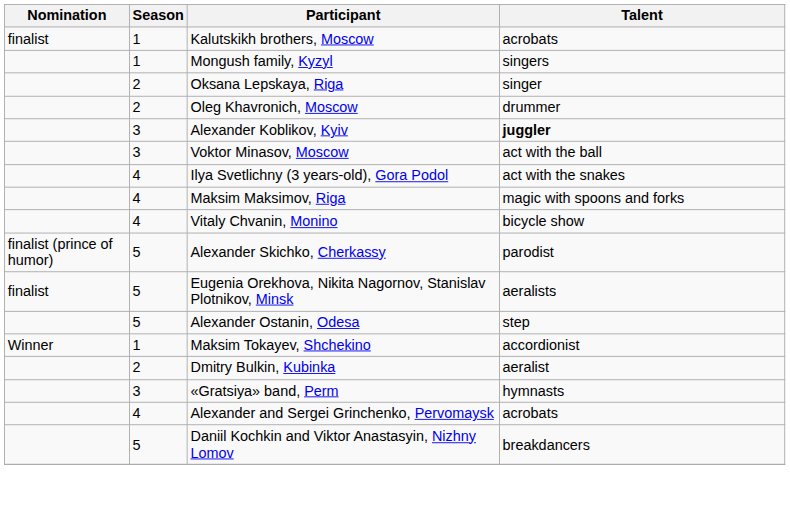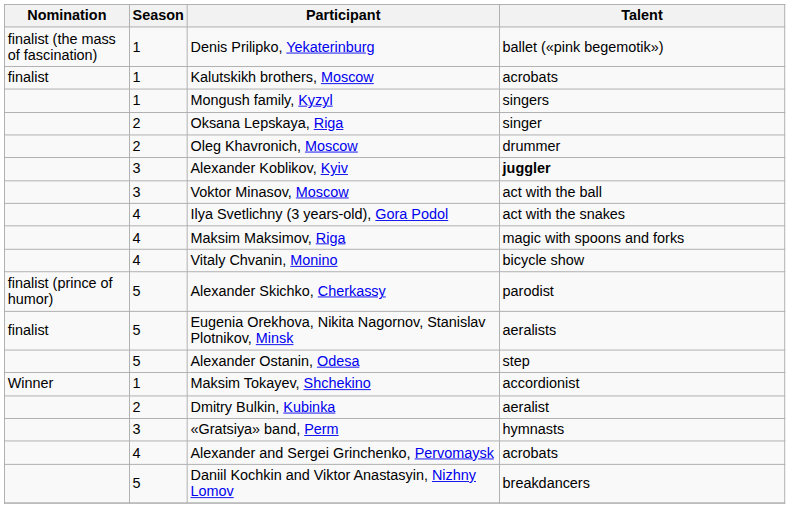+ row: (283, 46)
